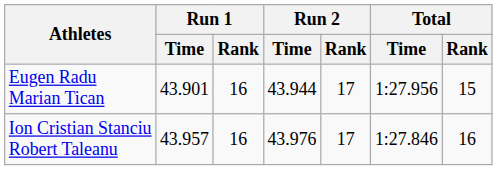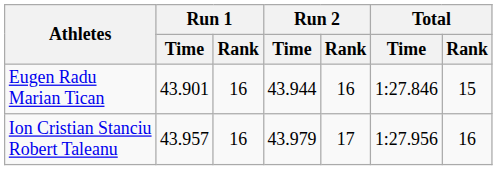(346, 89) 17 -> (346, 89) 16
(406, 89) 1:27.956 -> (406, 89) 1:27.846
(292, 139) 43.976 -> (292, 139) 43.979
(406, 139) 1:27.846 -> (406, 139) 1:27.956
